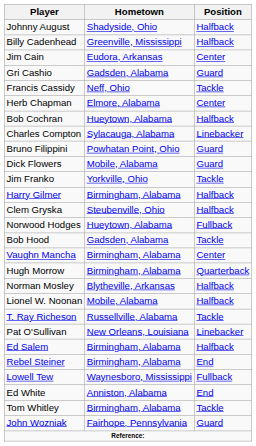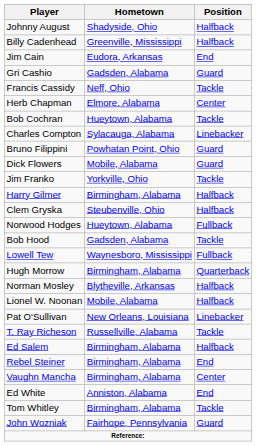(211, 57) Center -> (205, 57) End
(215, 118) Halfback -> (210, 118) Tackle
rows swapped: (41, 255) <-> (30, 377)
rows swapped: (37, 331) <-> (41, 316)
